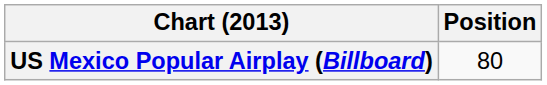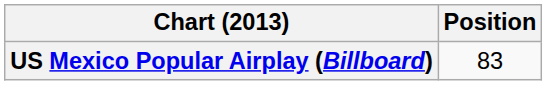(490, 60) 80 -> (490, 60) 83
